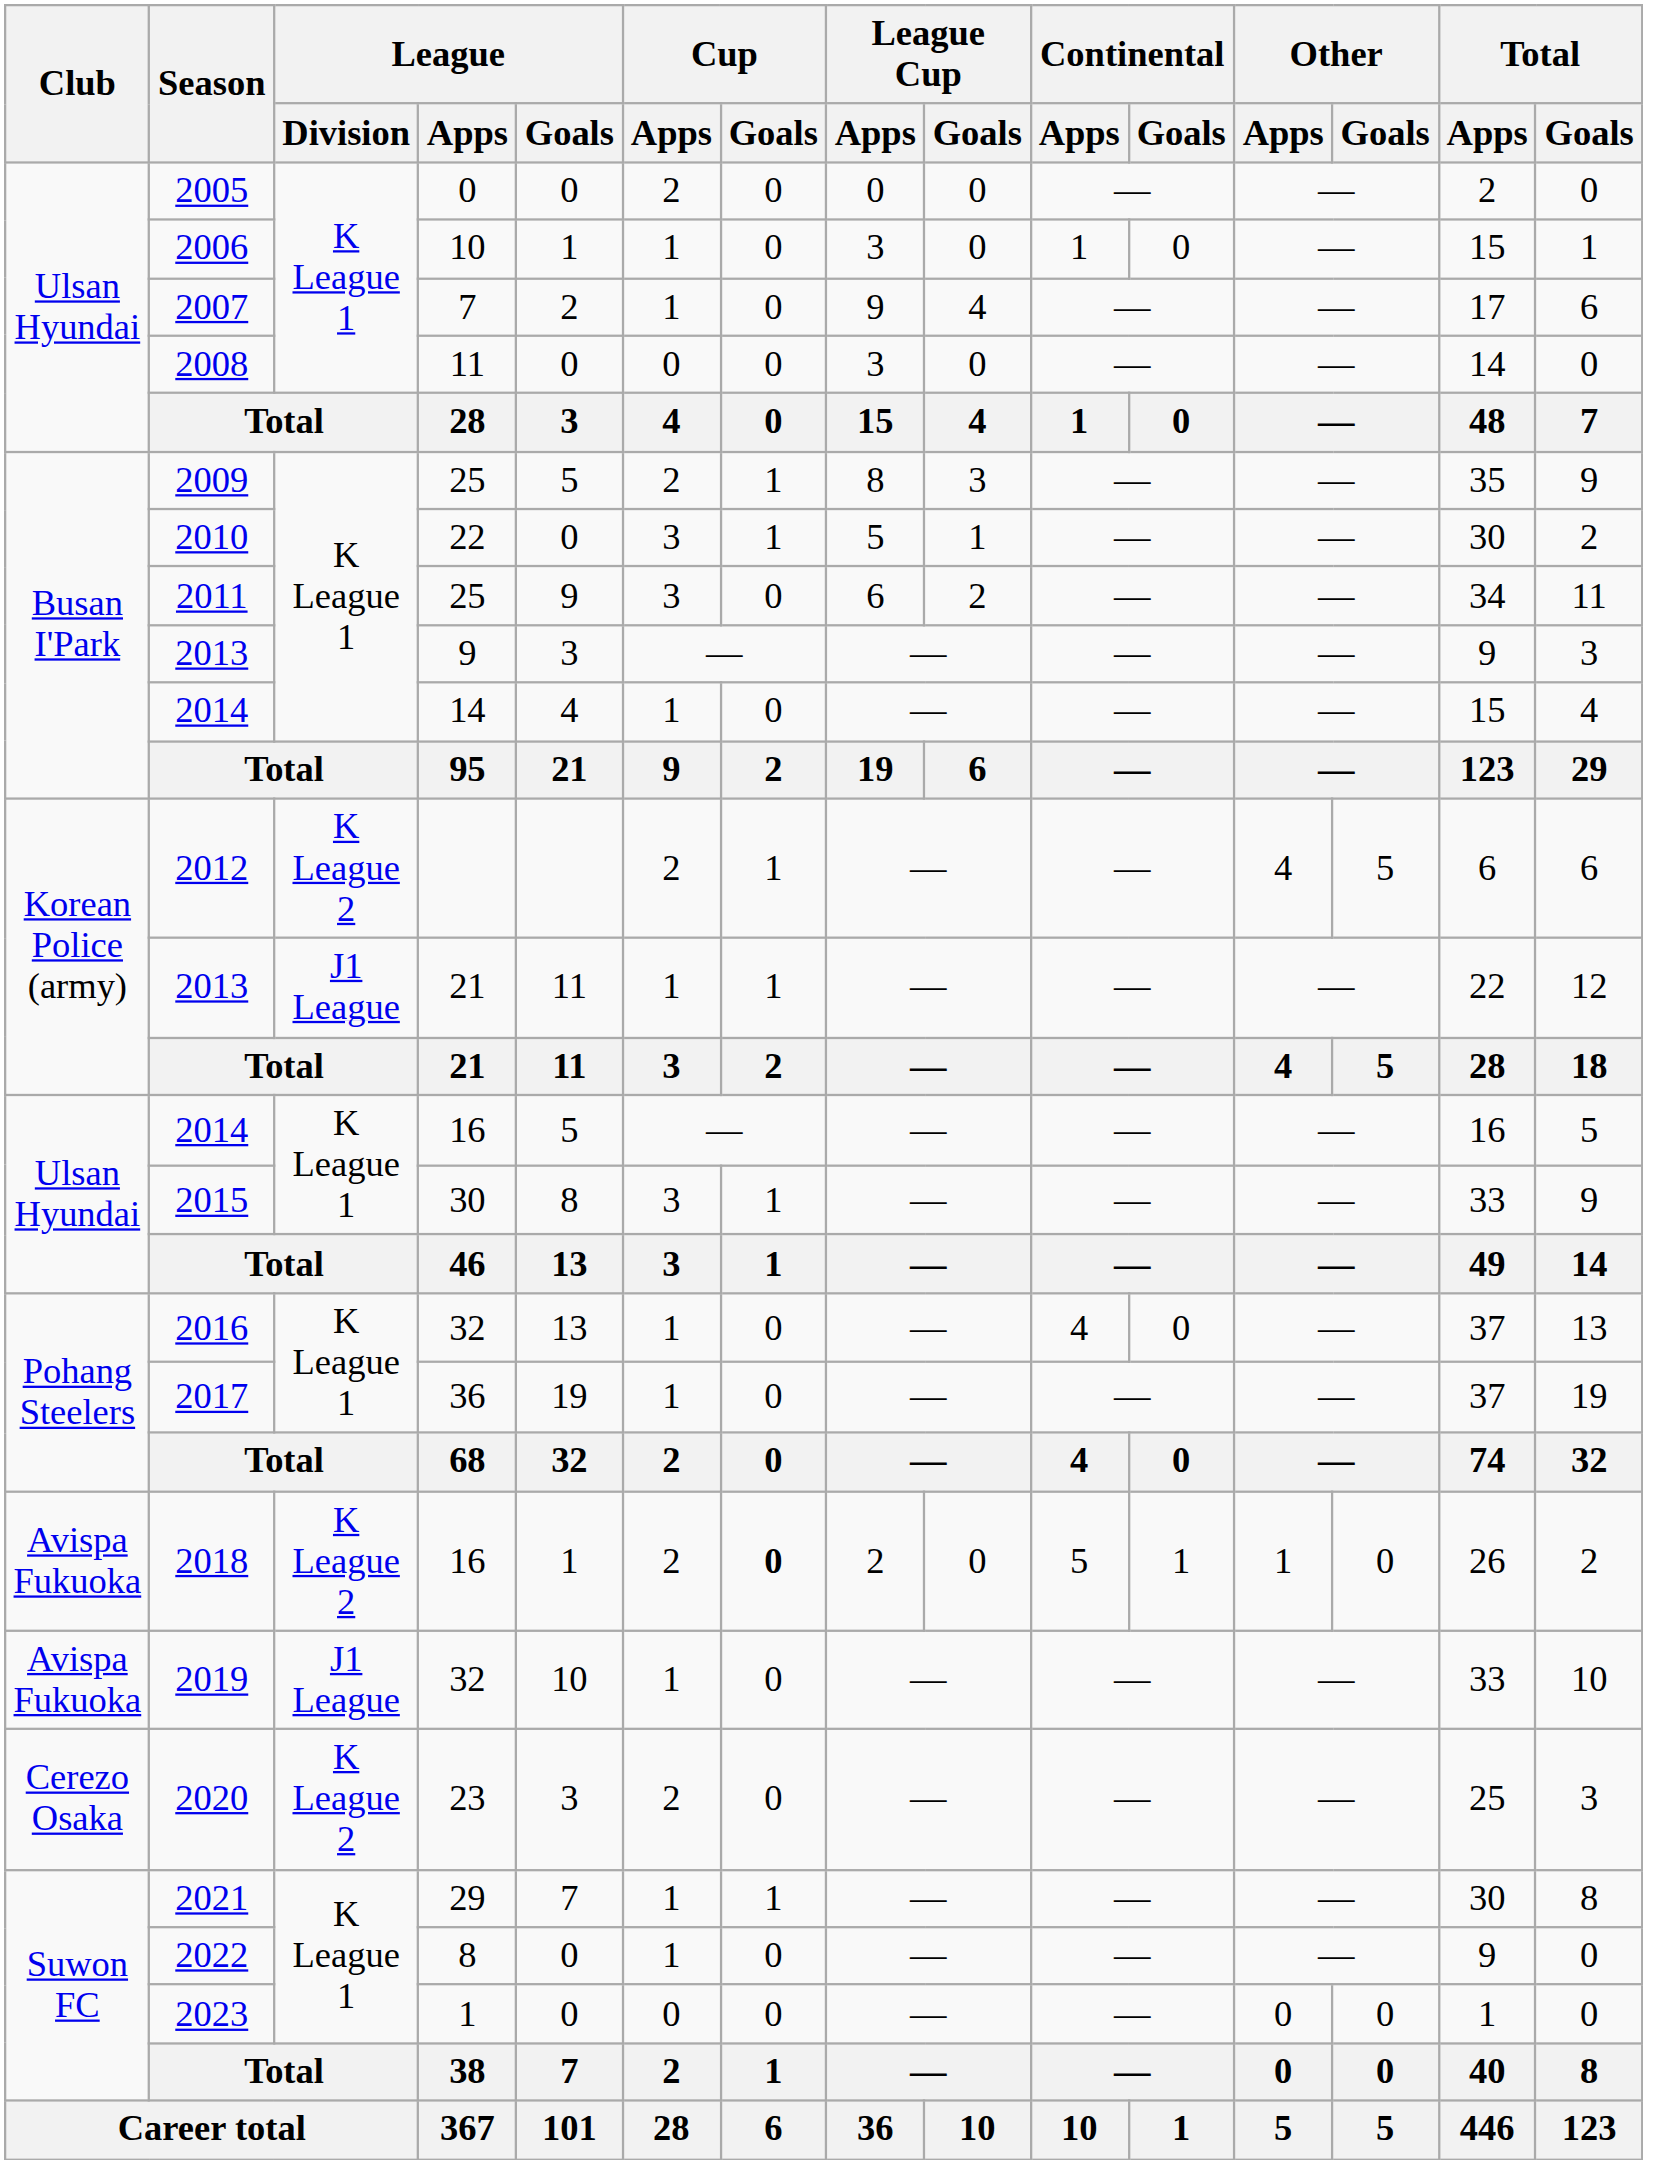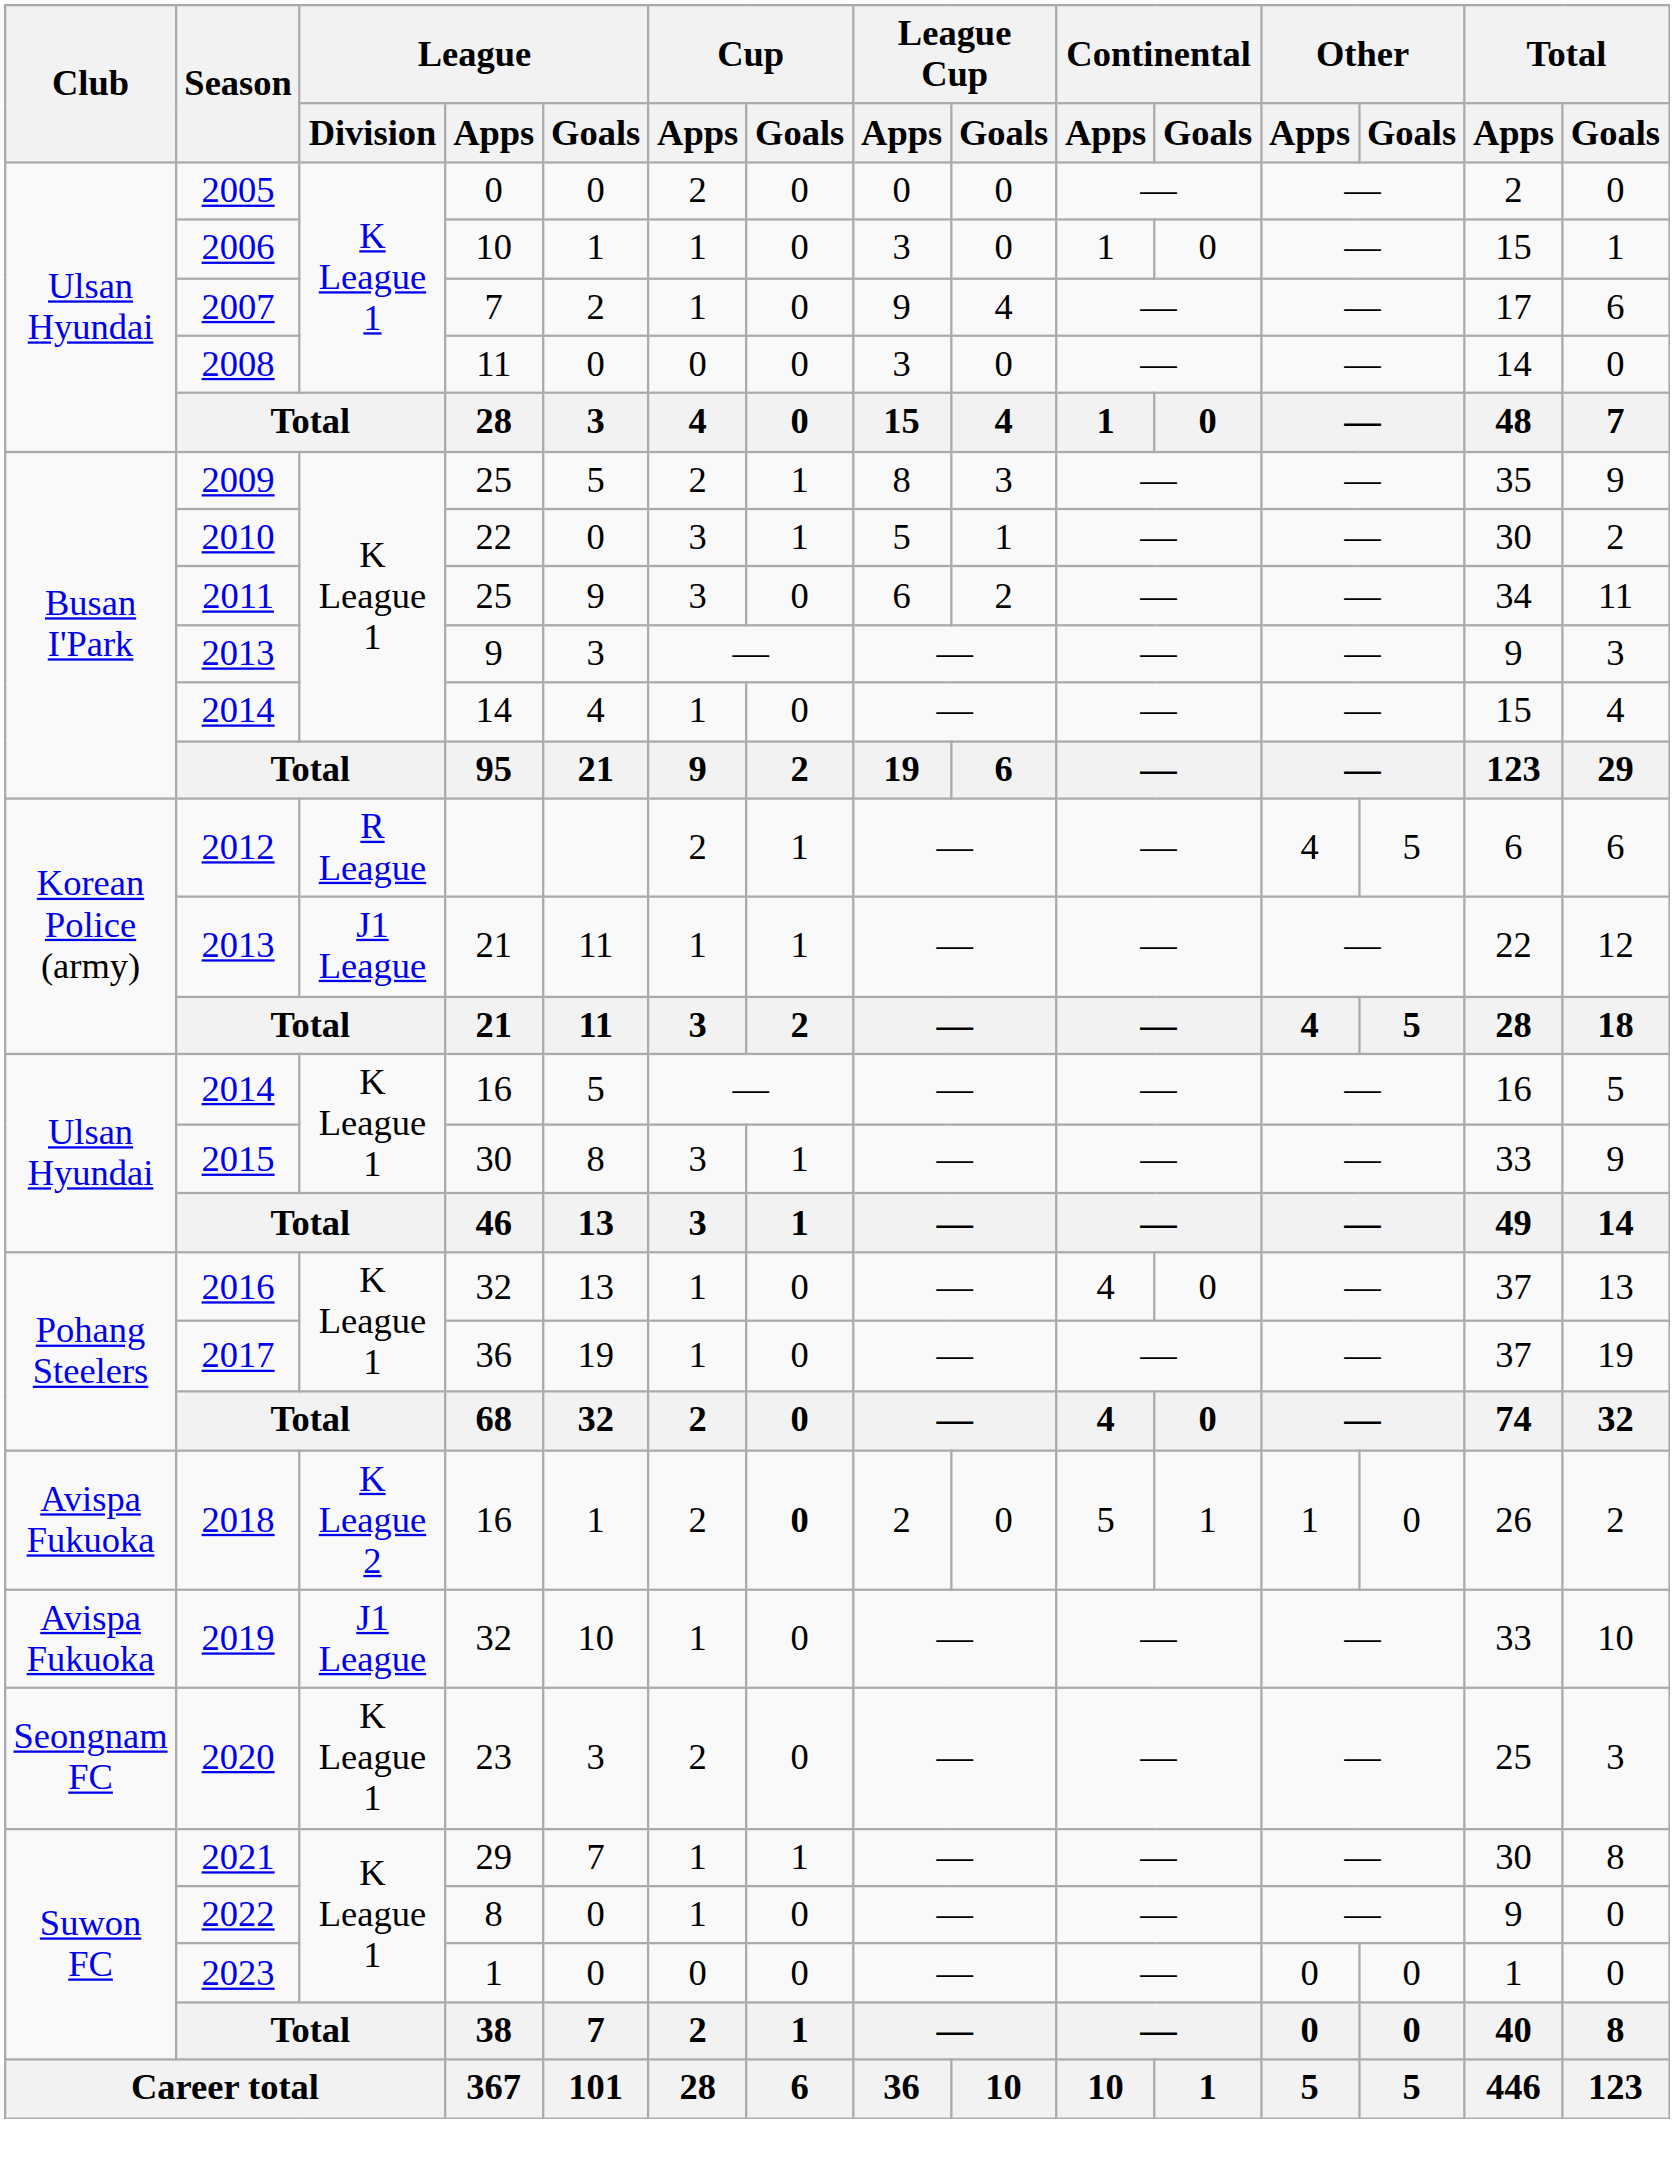(346, 867) K League 2 -> (372, 847) R League
(77, 1798) Cerezo Osaka -> (91, 1757) Seongnam FC
(346, 1798) K League 2 -> (372, 1757) K League 1
